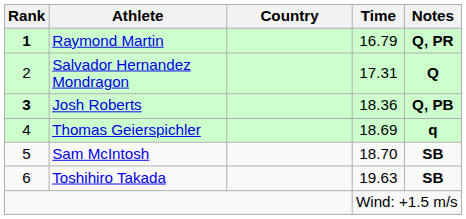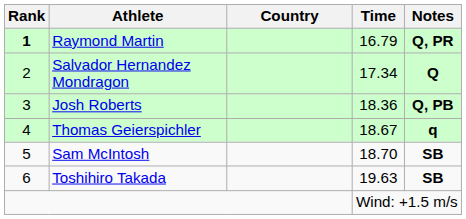(378, 73) 17.31 -> (378, 73) 17.34
(27, 105) bold -> (27, 105) normal
(378, 130) 18.69 -> (378, 130) 18.67
